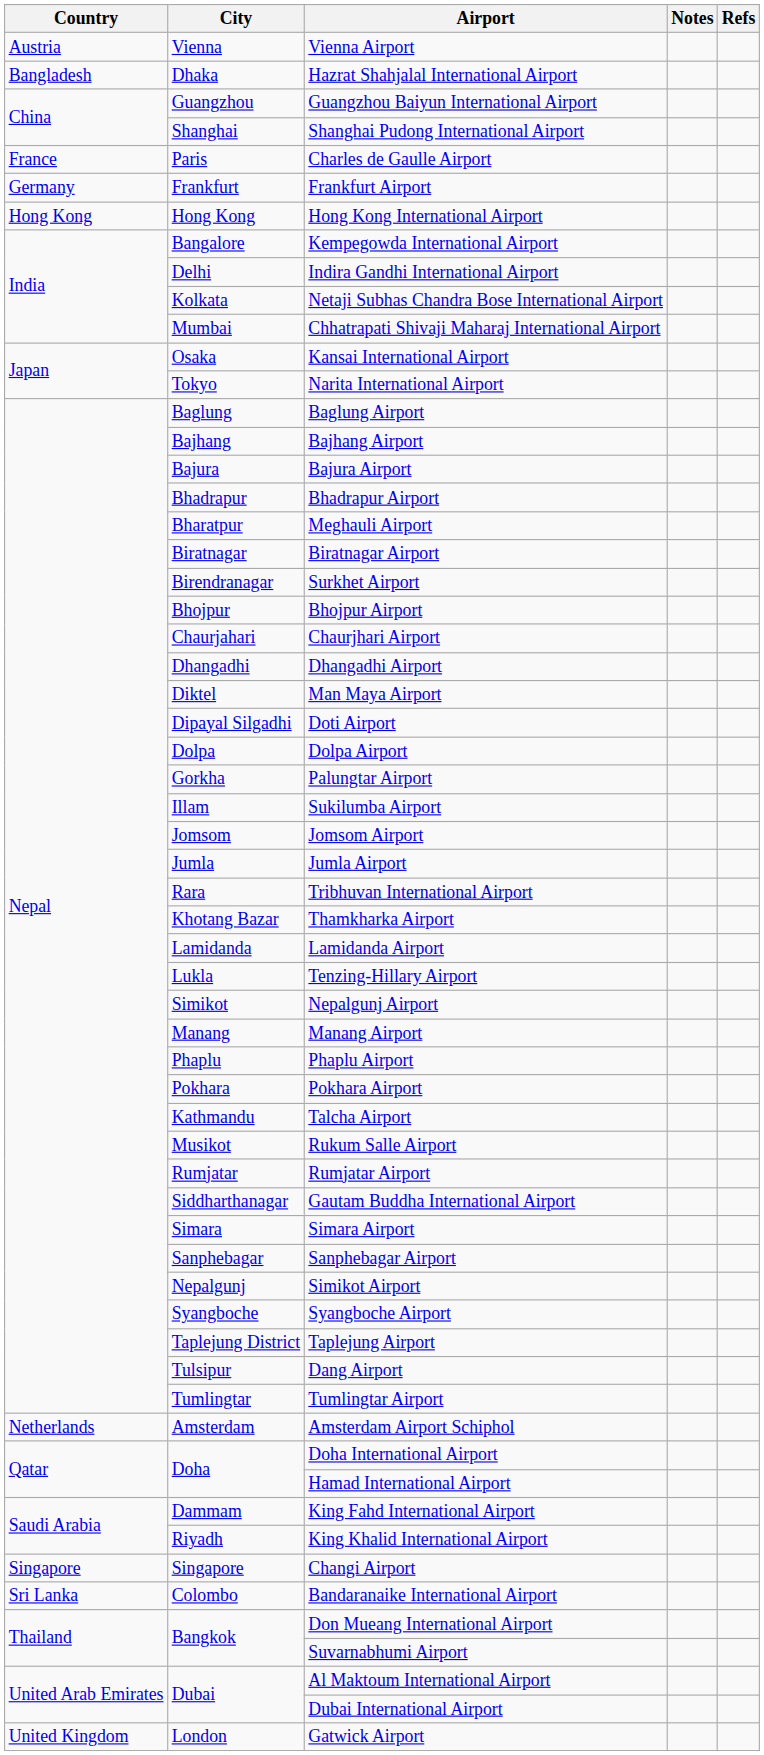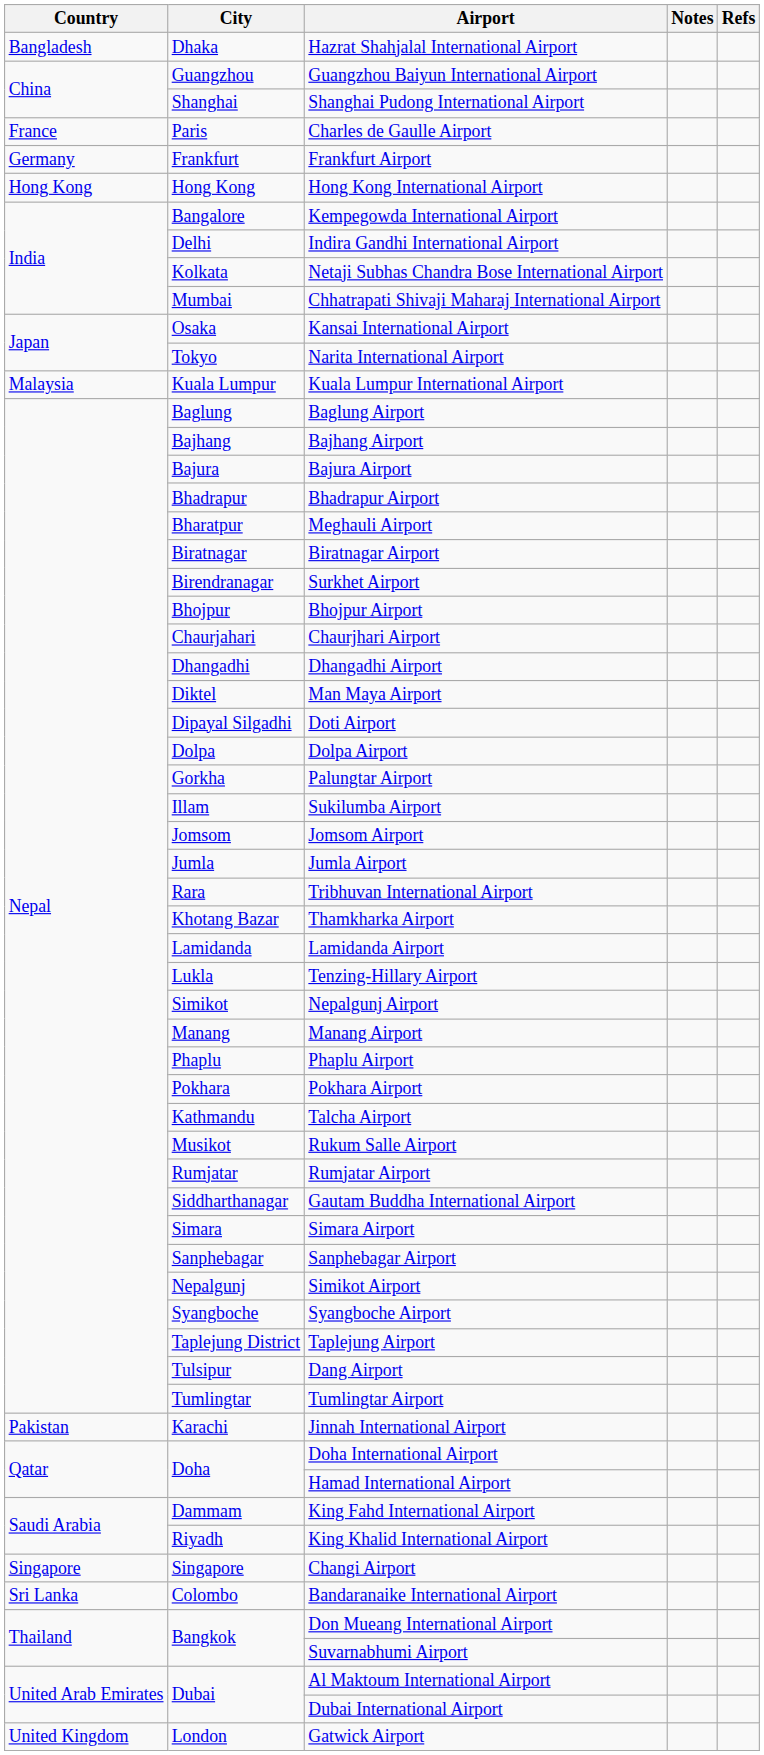- row: (361, 46)
+ row: (436, 384)
- row: (411, 1426)
+ row: (407, 1426)
